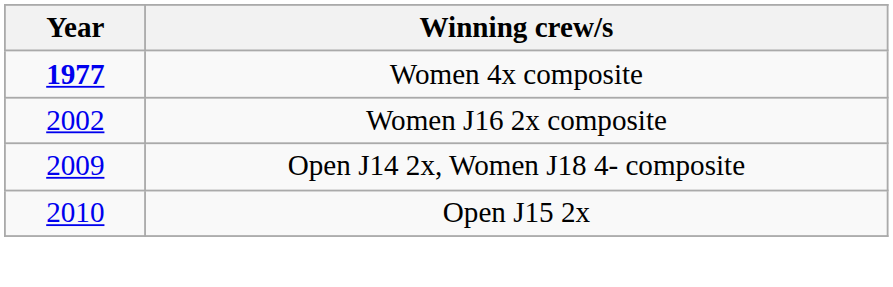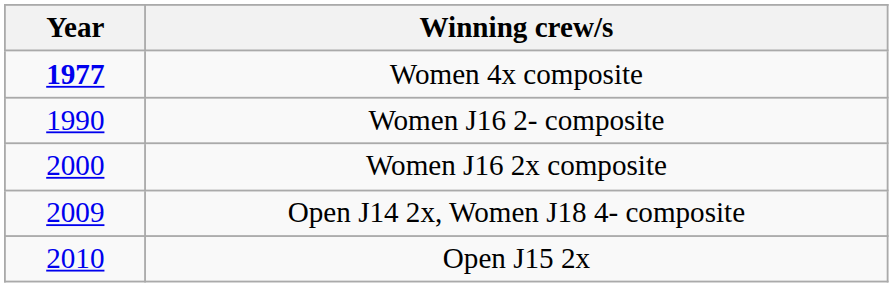+ row: (516, 119)
(75, 119) 2002 -> (75, 166) 2000
